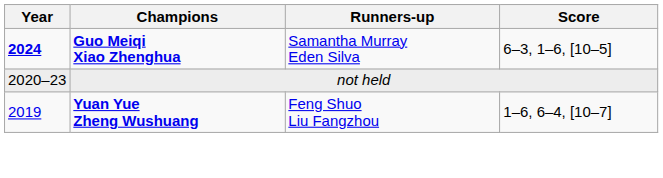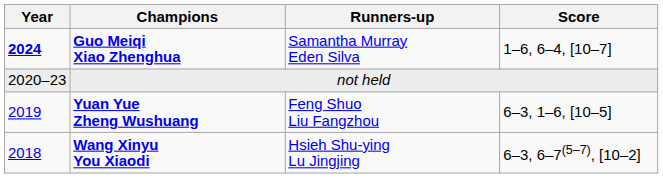(557, 49) 6–3, 1–6, [10–5] -> (557, 49) 1–6, 6–4, [10–7]
(557, 113) 1–6, 6–4, [10–7] -> (557, 113) 6–3, 1–6, [10–5]
+ row: (116, 153)
